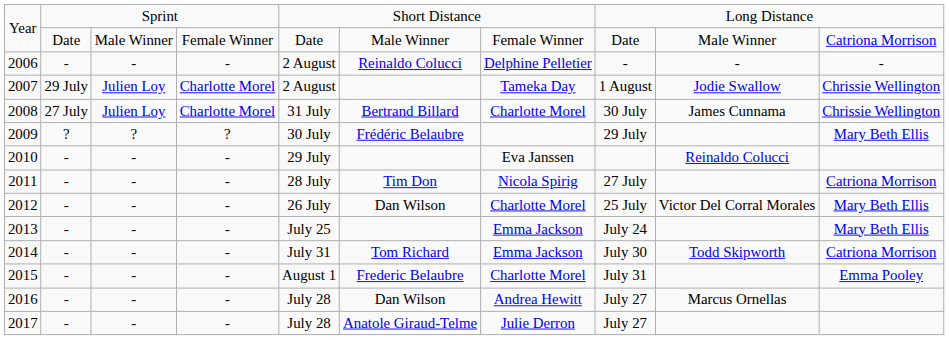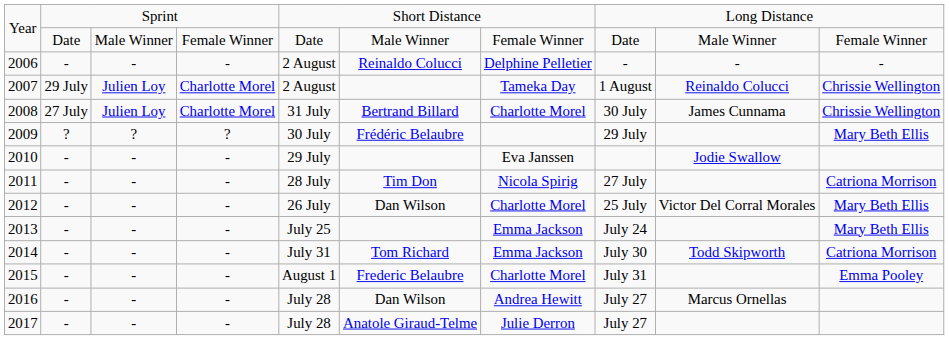(881, 39) Catriona Morrison -> (881, 39) Female Winner
(737, 87) Jodie Swallow -> (737, 87) Reinaldo Colucci
(737, 157) Reinaldo Colucci -> (737, 157) Jodie Swallow
